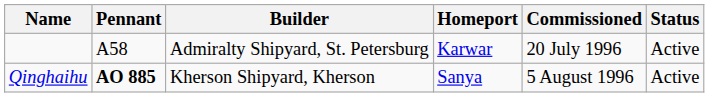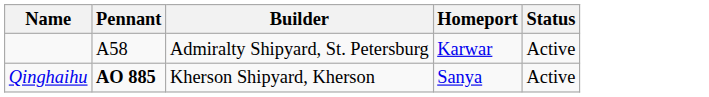- column: (584, 19)
